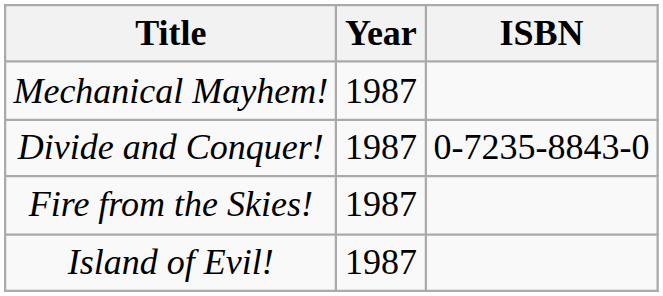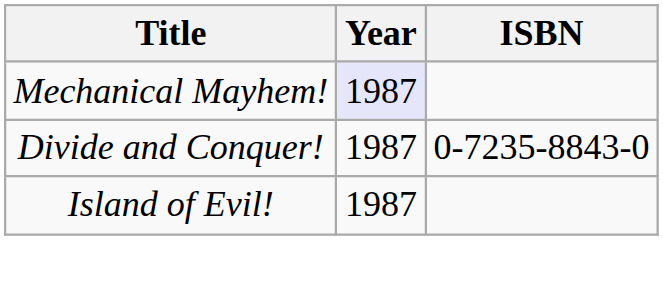(381, 90) no background -> (381, 90) lavender background
- row: (171, 204)
